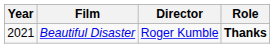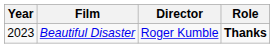(21, 33) 2021 -> (21, 33) 2023
